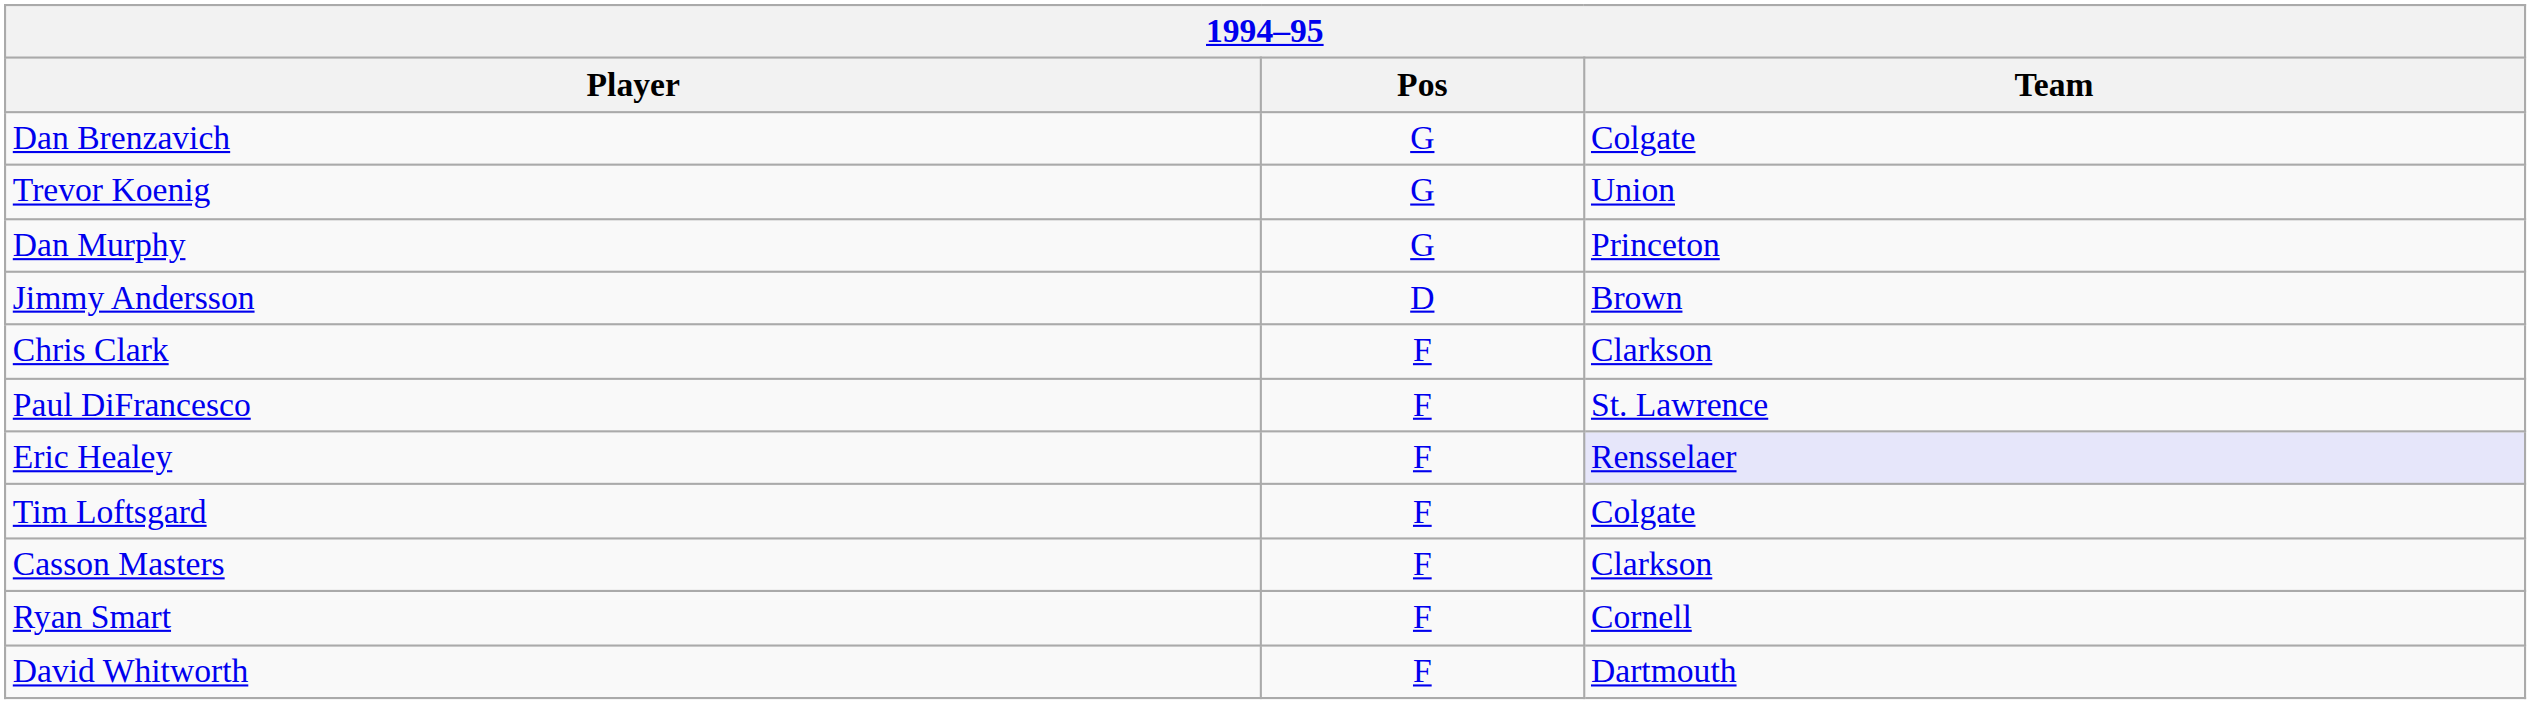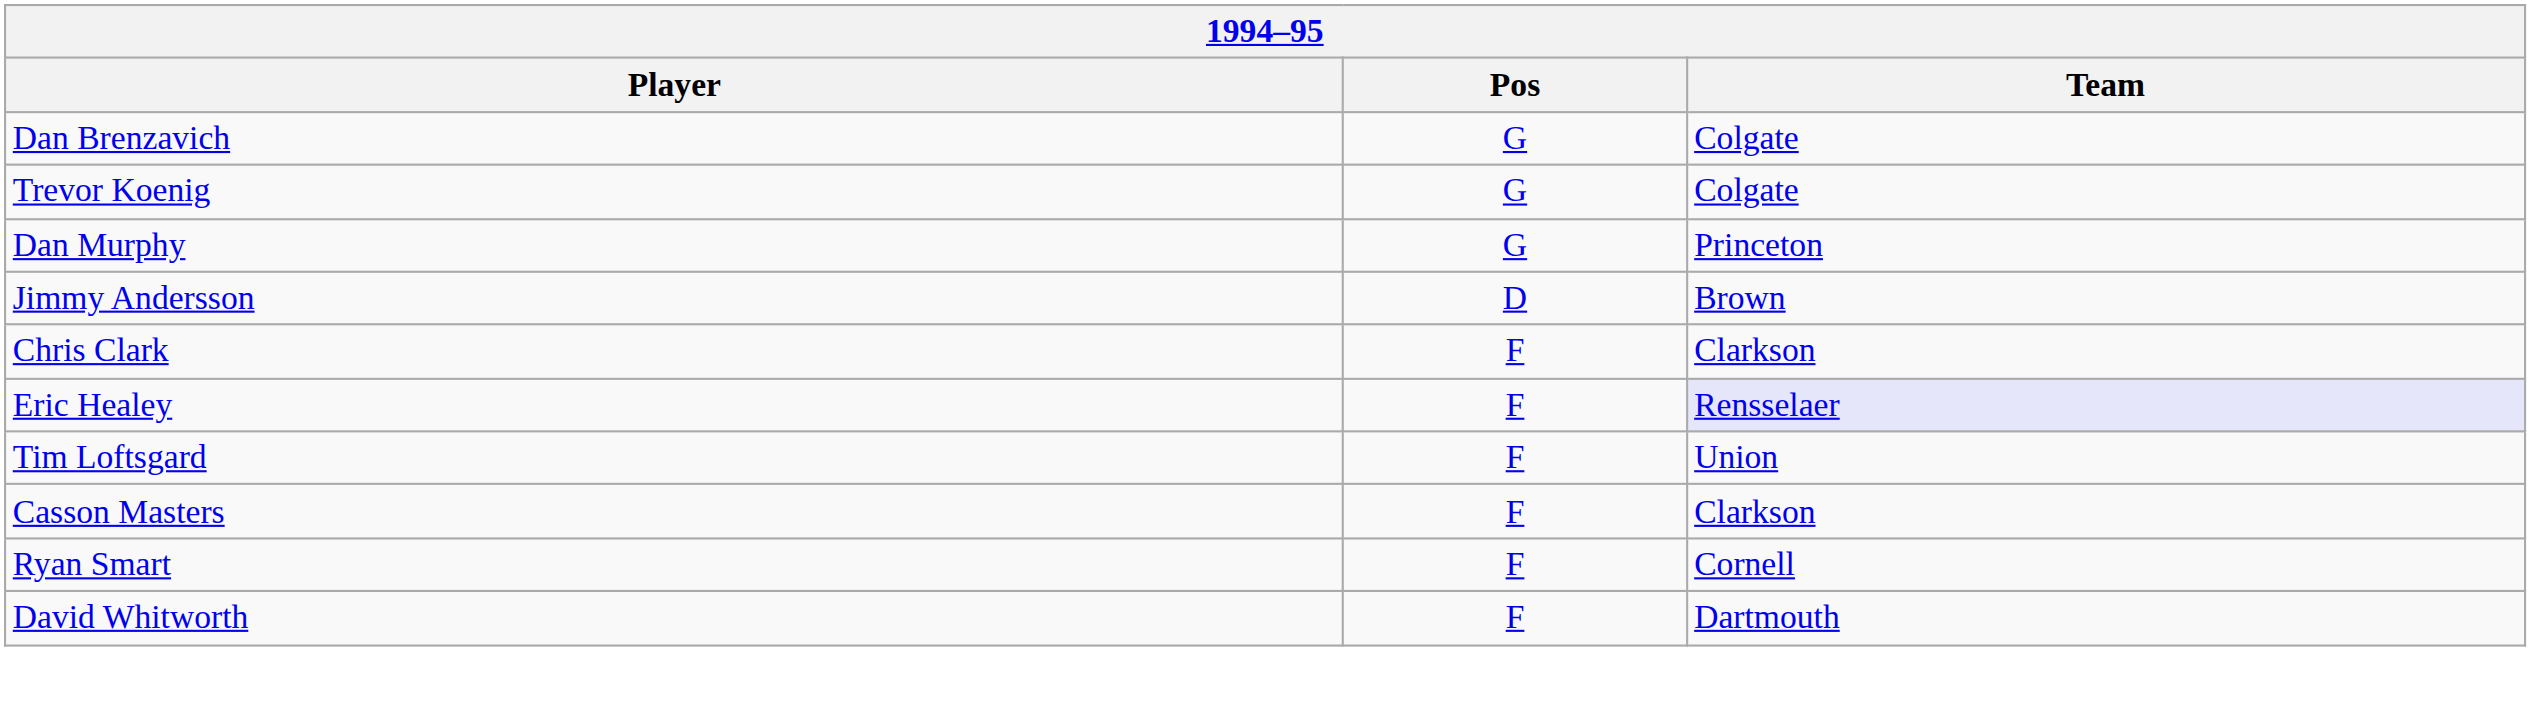(1633, 191) Union -> (1746, 191) Colgate
- row: (132, 404)
(1643, 510) Colgate -> (1736, 457) Union
